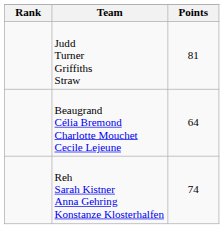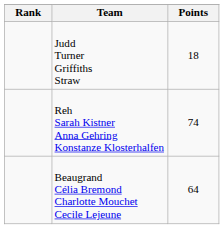(193, 55) 81 -> (193, 55) 18
rows swapped: (96, 129) <-> (109, 196)
